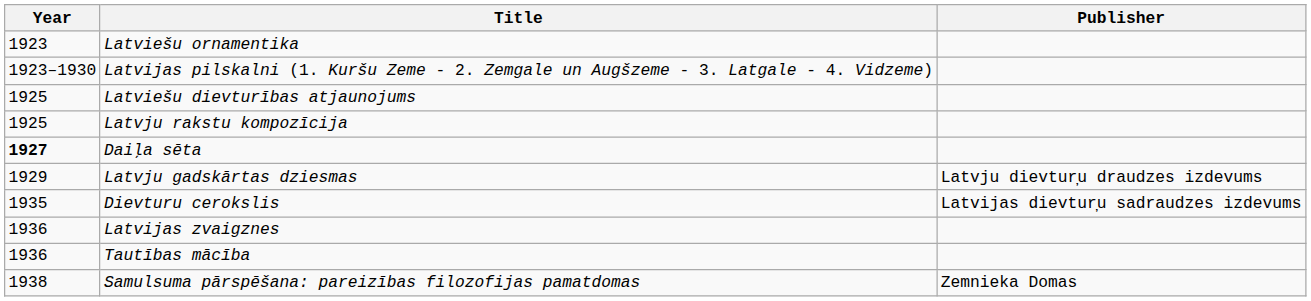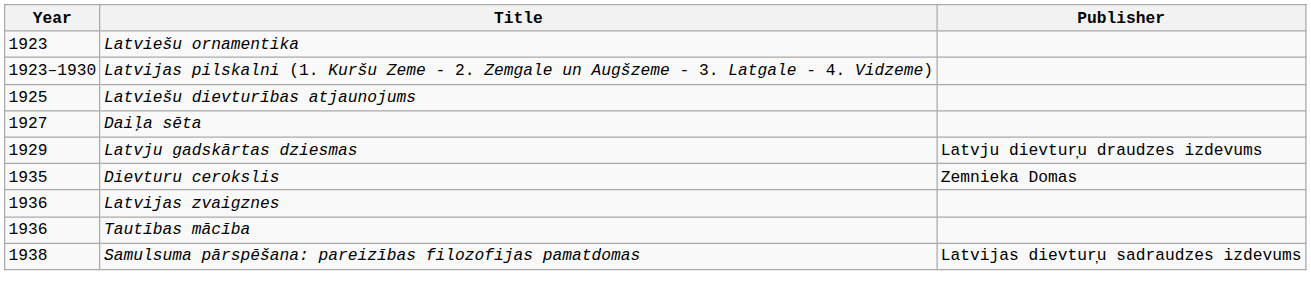- row: (226, 124)
(28, 150) bold -> (28, 124) normal
(1121, 203) Latvijas dievtur̦u sadraudzes izdevums -> (1009, 177) Zemnieka Domas
(1009, 283) Zemnieka Domas -> (1121, 256) Latvijas dievtur̦u sadraudzes izdevums
